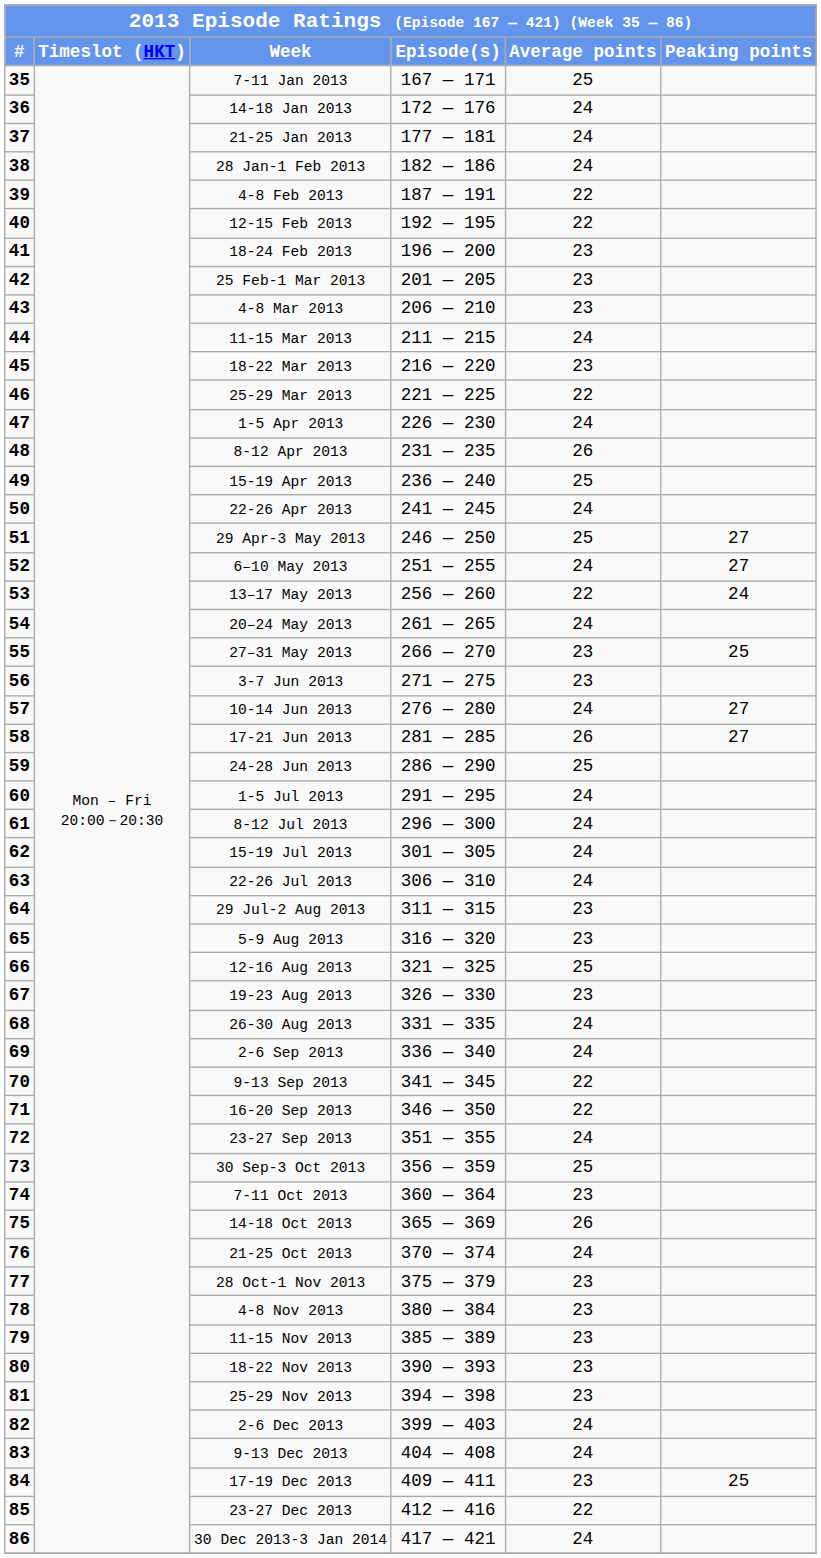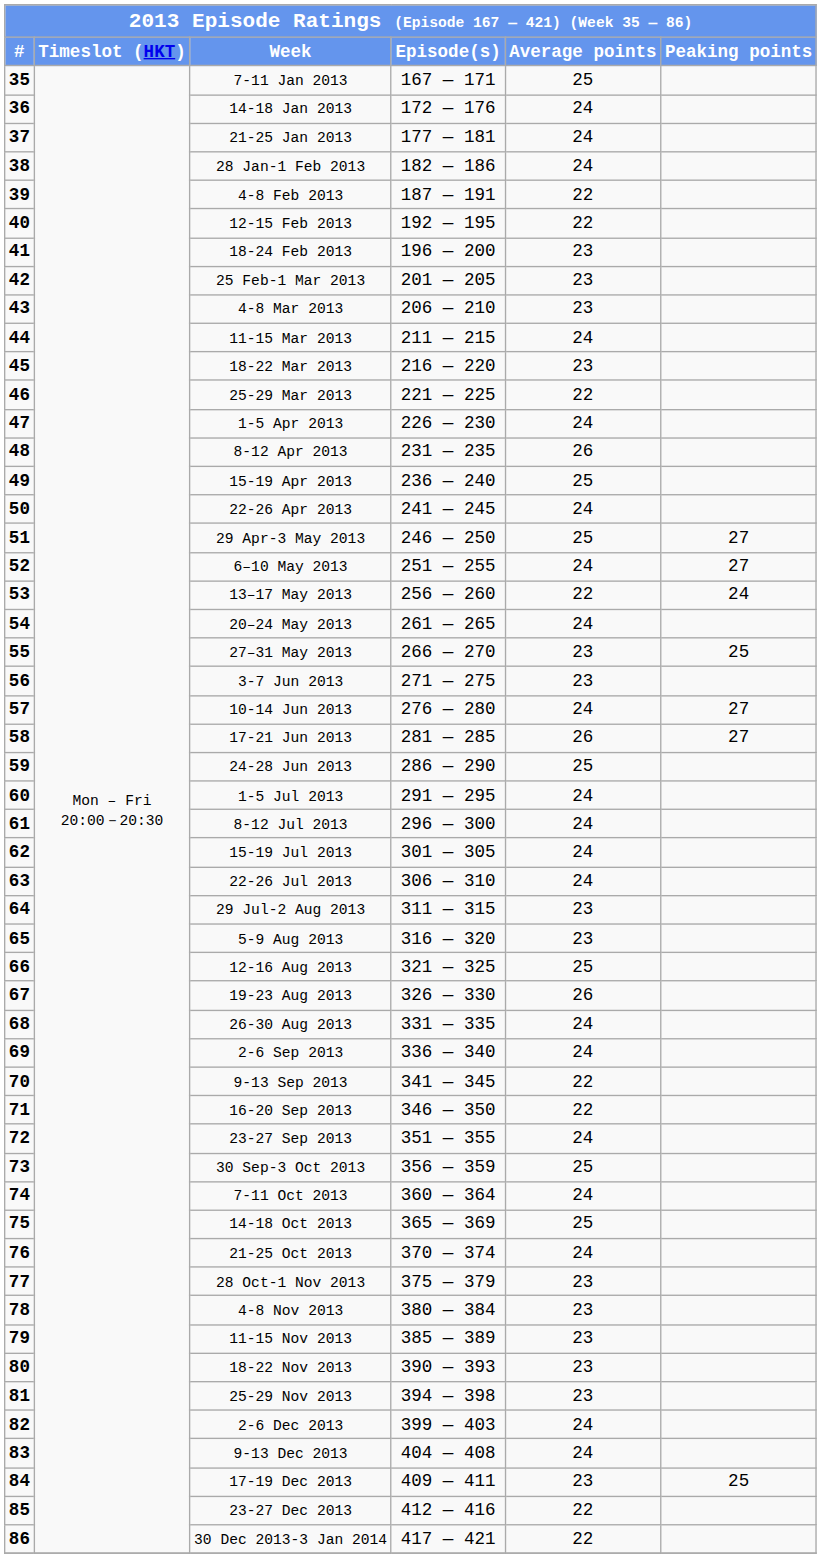(583, 996) 23 -> (583, 996) 26
(583, 1196) 23 -> (583, 1196) 24
(583, 1224) 26 -> (583, 1224) 25
(583, 1539) 24 -> (583, 1539) 22
